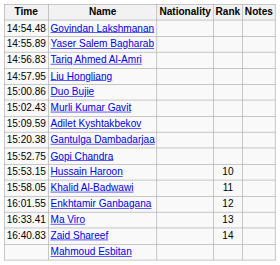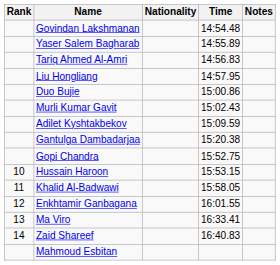columns swapped: (228, 12) <-> (26, 12)
